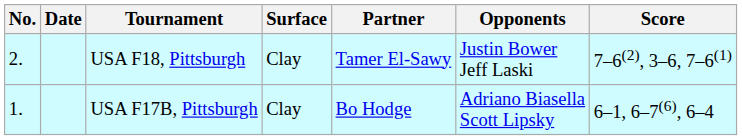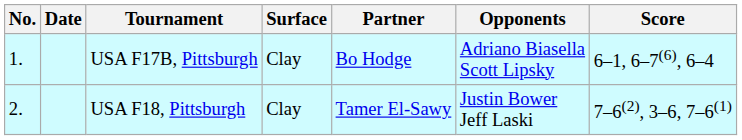rows swapped: (174, 109) <-> (168, 59)
